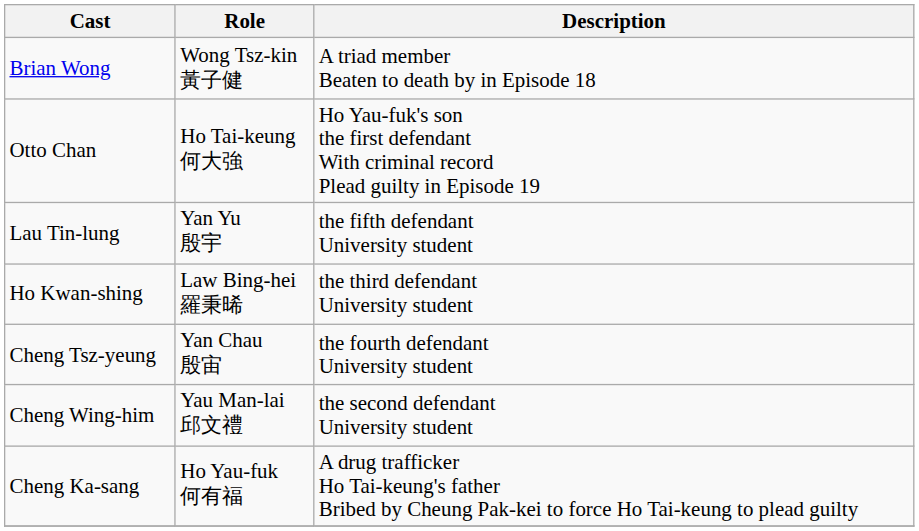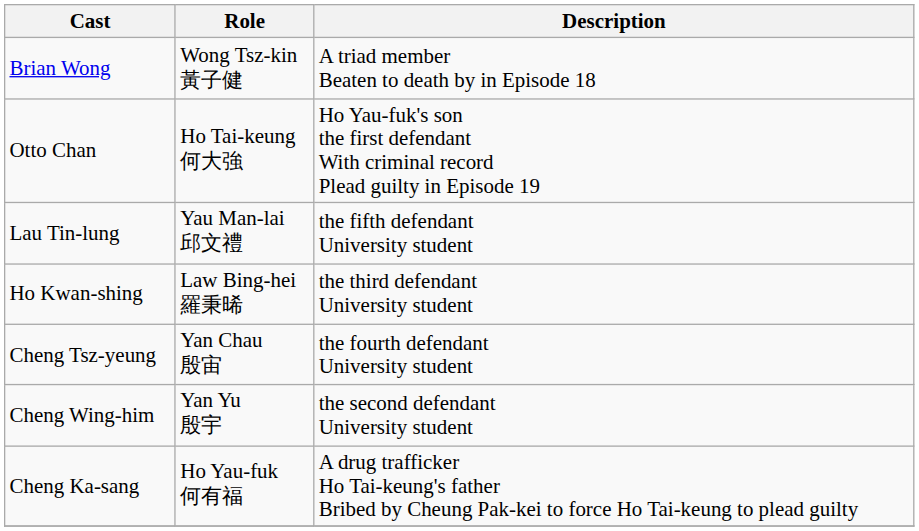(211, 231) Yan Yu 殷宇 -> (232, 231) Yau Man-lai 邱文禮
(232, 413) Yau Man-lai 邱文禮 -> (211, 413) Yan Yu 殷宇
